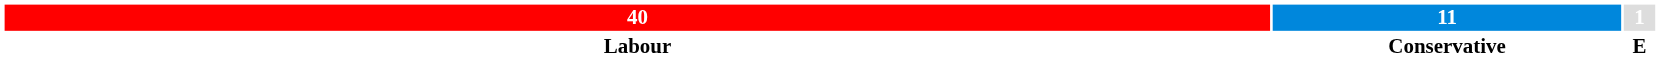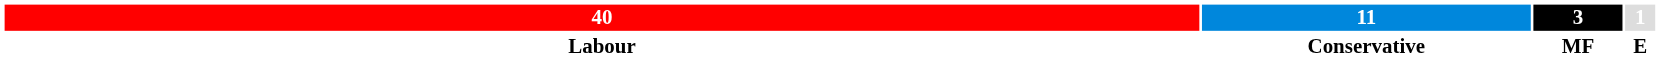+ column: (1578, 17)
